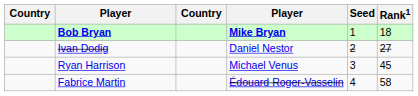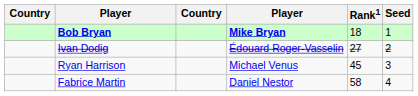columns swapped: (395, 14) <-> (362, 14)
(261, 49) Daniel Nestor -> (286, 49) Édouard Roger-Vasselin
(286, 82) Édouard Roger-Vasselin -> (261, 82) Daniel Nestor
